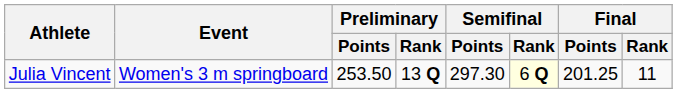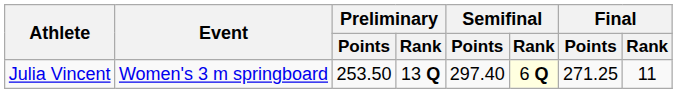(477, 75) 297.30 -> (477, 75) 297.40
(591, 75) 201.25 -> (591, 75) 271.25
